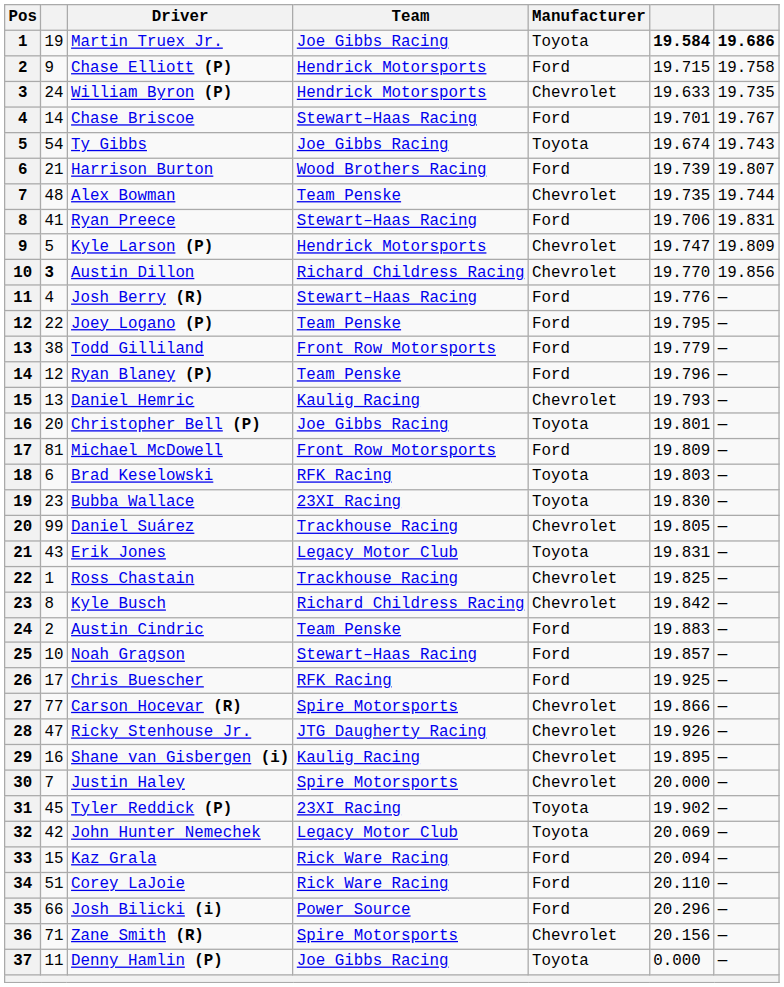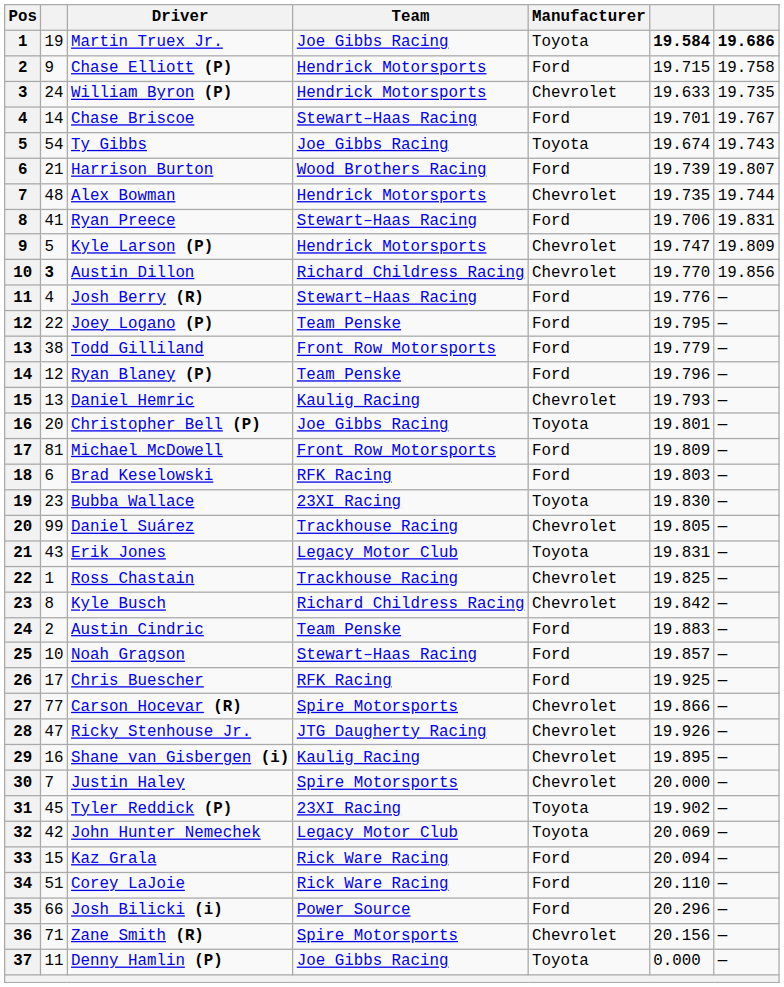(349, 196) Team Penske -> (392, 196) Hendrick Motorsports
(560, 477) Toyota -> (551, 477) Ford
